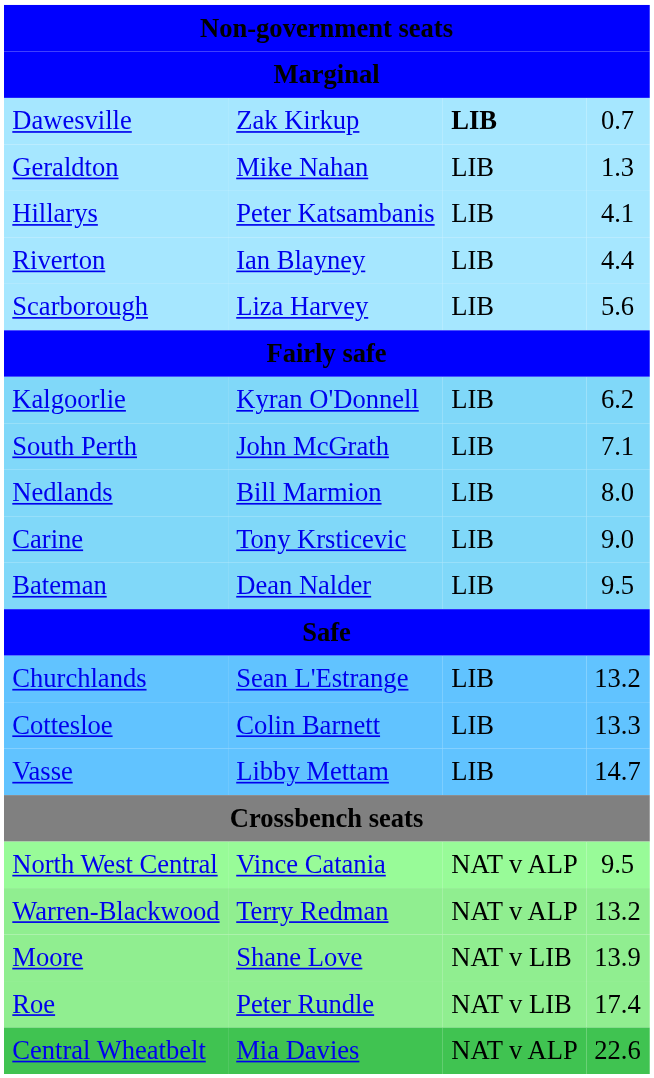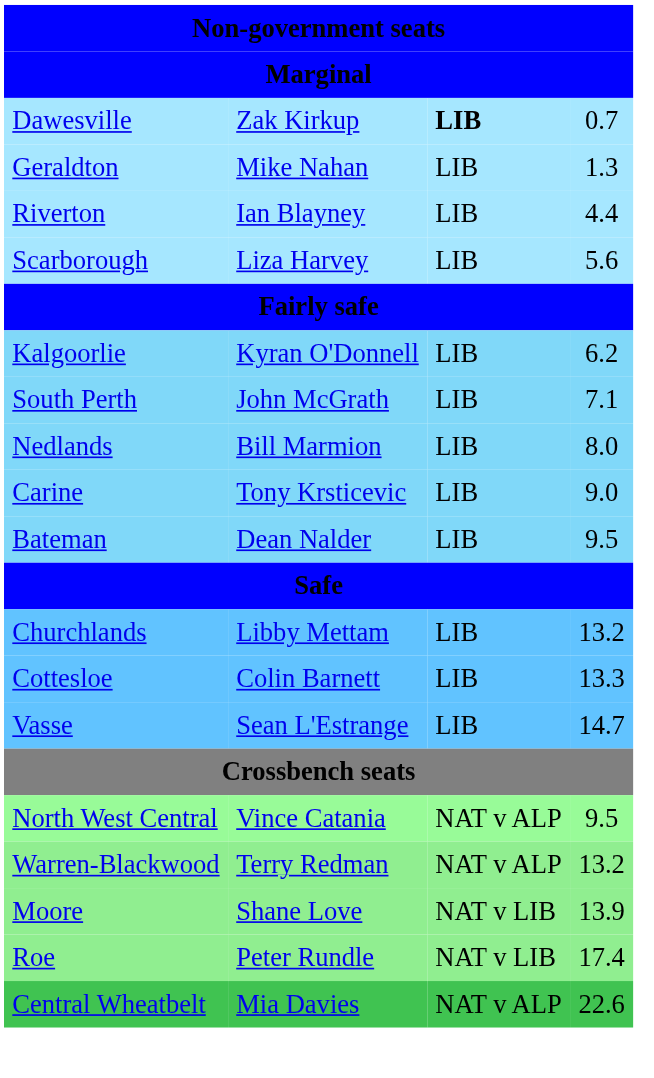- row: (55, 214)
(322, 679) Sean L'Estrange -> (313, 632) Libby Mettam
(313, 772) Libby Mettam -> (322, 725) Sean L'Estrange
